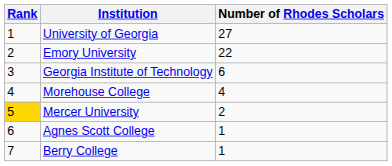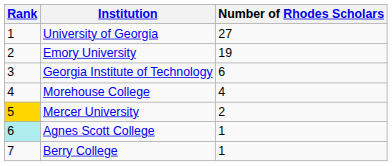(225, 53) 22 -> (225, 53) 19
(11, 131) no background -> (11, 131) paleturquoise background
